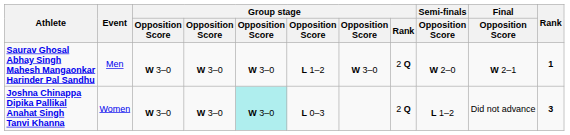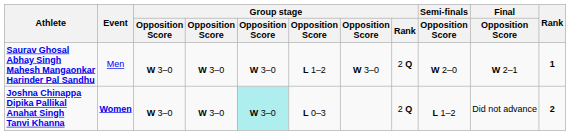(115, 108) normal -> (116, 108) bold
(551, 108) 3 -> (552, 108) 2
